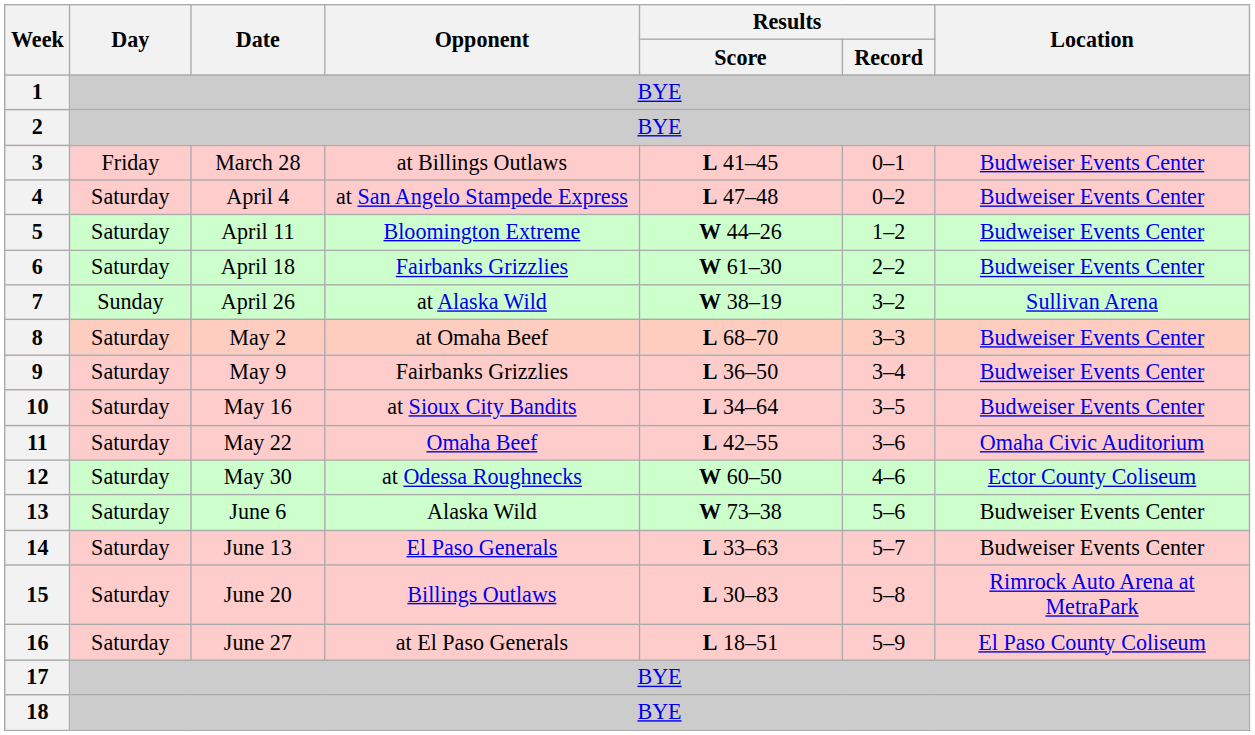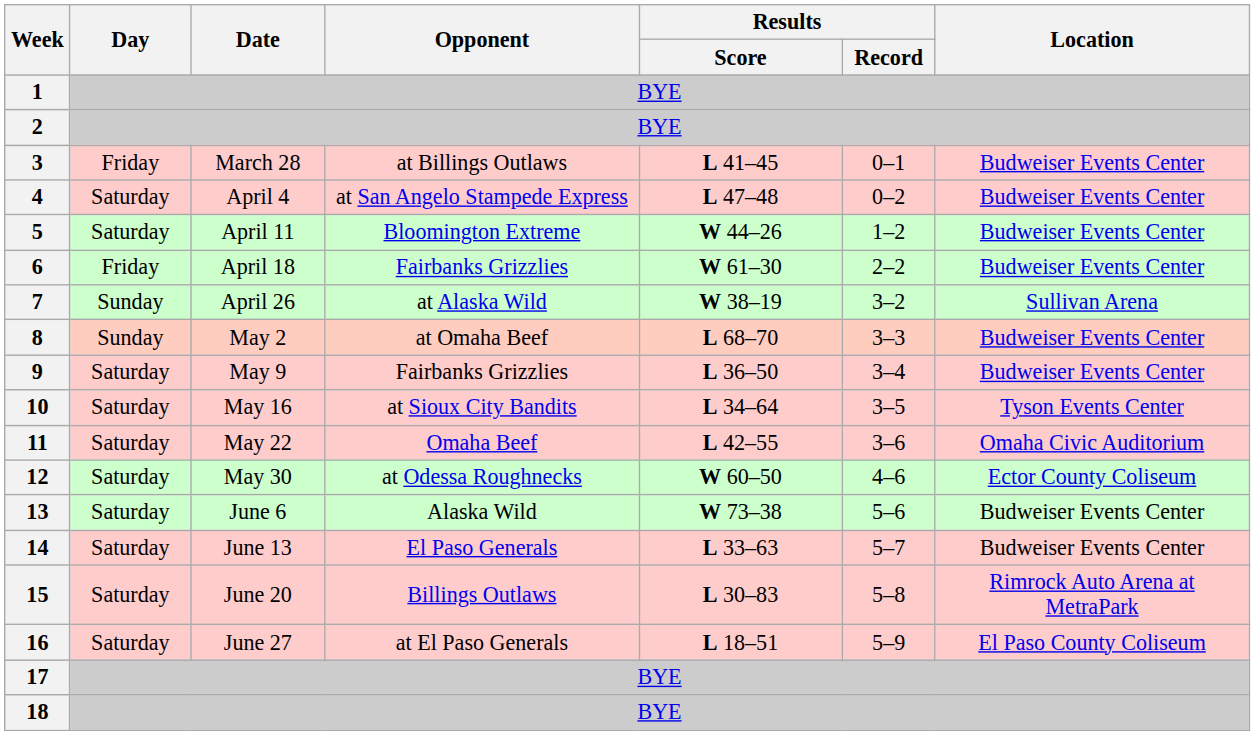(130, 267) Saturday -> (130, 267) Friday
(130, 337) Saturday -> (130, 337) Sunday
(1092, 407) Budweiser Events Center -> (1092, 407) Tyson Events Center
